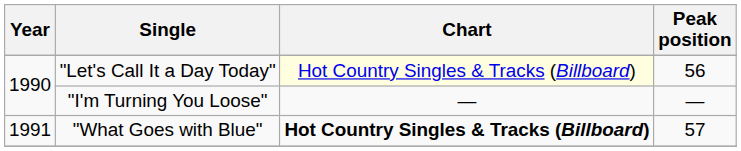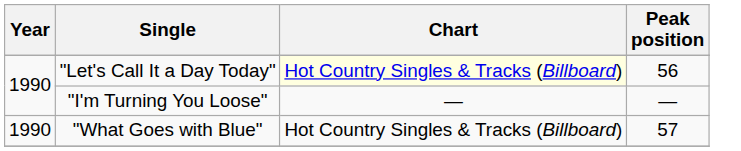(30, 130) 1991 -> (30, 130) 1990
(467, 130) bold -> (453, 130) normal
